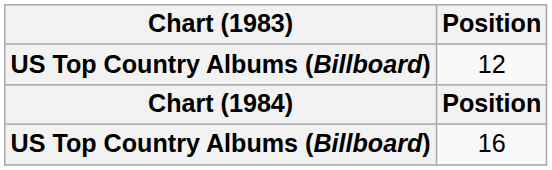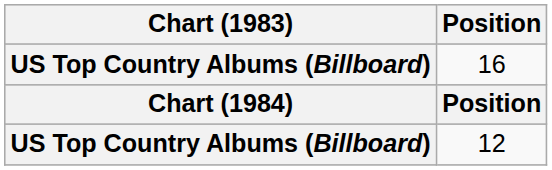rows swapped: (492, 143) <-> (492, 64)
